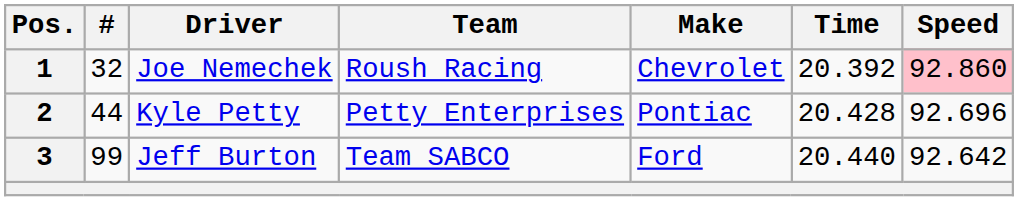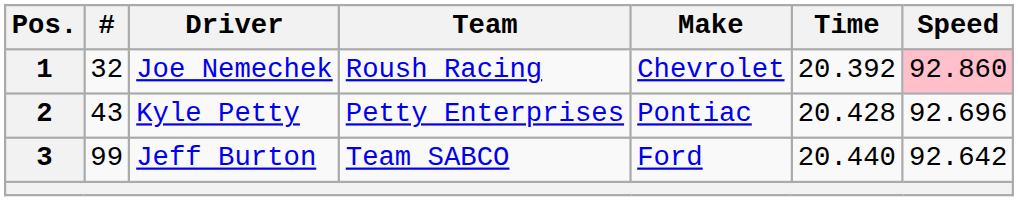(107, 116) 44 -> (107, 116) 43
